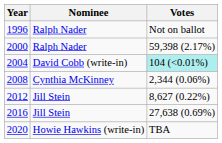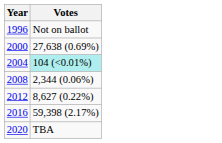- column: (88, 12)
(182, 46) 59,398 (2.17%) -> (66, 46) 27,638 (0.69%)
(182, 113) 27,638 (0.69%) -> (66, 113) 59,398 (2.17%)
